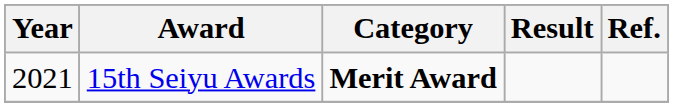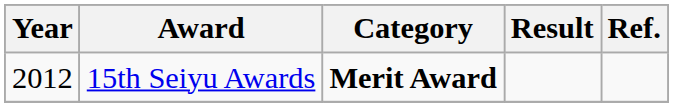(42, 76) 2021 -> (42, 76) 2012
